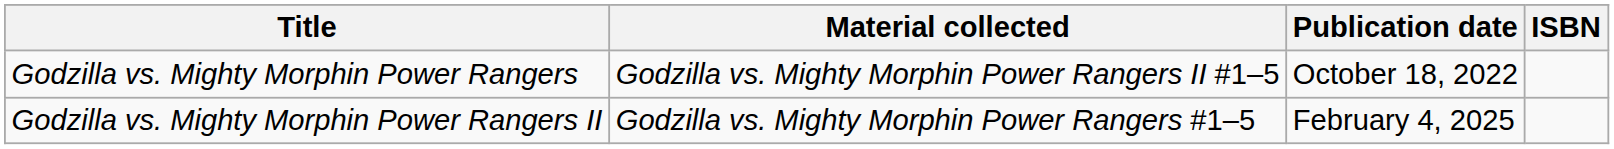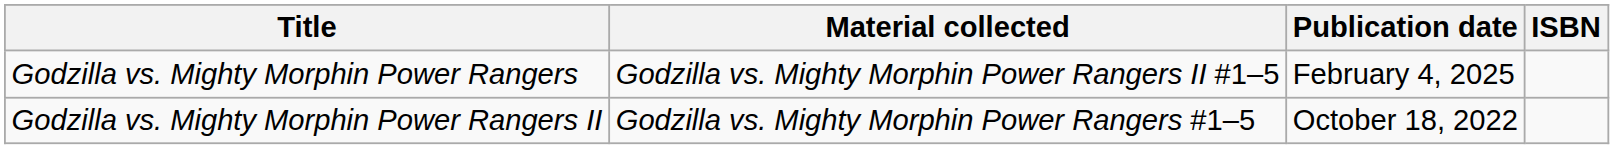(1405, 73) October 18, 2022 -> (1404, 73) February 4, 2025
(1404, 119) February 4, 2025 -> (1405, 119) October 18, 2022
